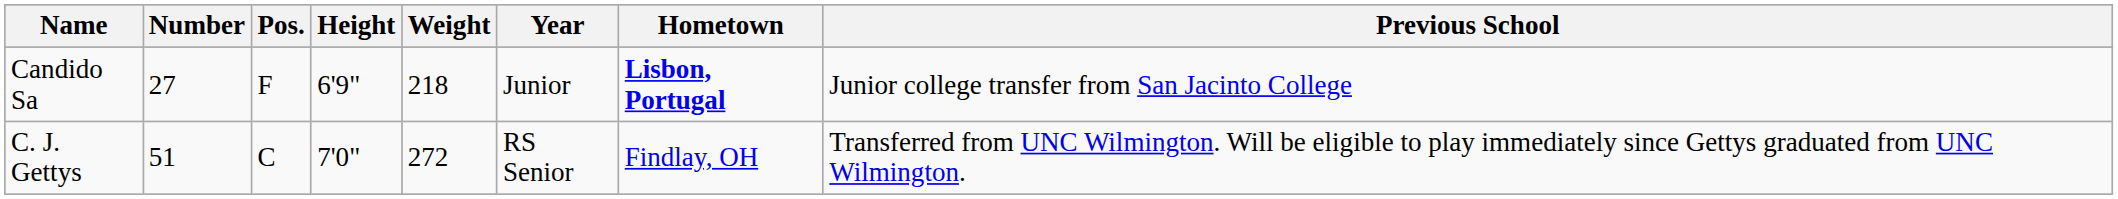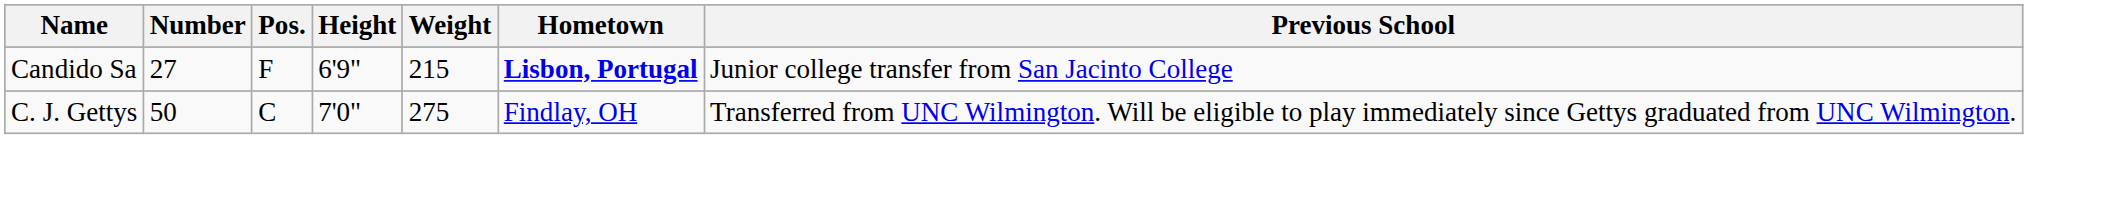- column: (558, 25)
(428, 84) 218 -> (429, 68) 215
(162, 157) 51 -> (163, 111) 50
(428, 157) 272 -> (429, 111) 275
